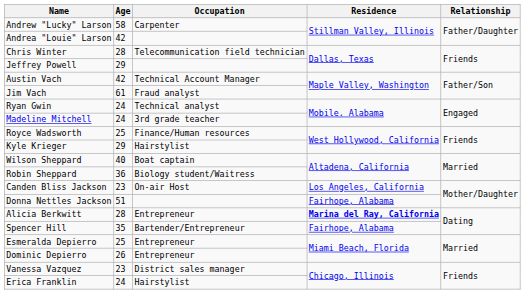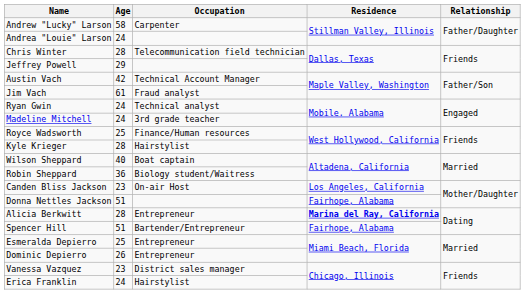(120, 38) 42 -> (120, 38) 24
(120, 147) 29 -> (120, 147) 28
(120, 228) 35 -> (120, 228) 51
